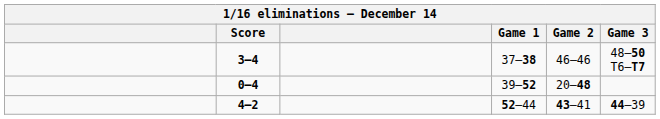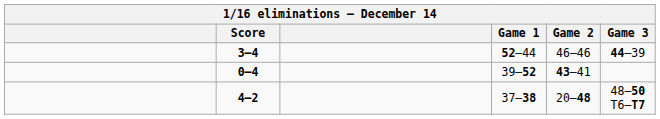(519, 59) 37–38 -> (519, 52) 52–44
(628, 59) 48–50 T6–T7 -> (628, 52) 44–39
(573, 85) 20–48 -> (573, 72) 43–41
(519, 105) 52–44 -> (519, 98) 37–38
(573, 105) 43–41 -> (573, 98) 20–48
(628, 105) 44–39 -> (628, 98) 48–50 T6–T7
